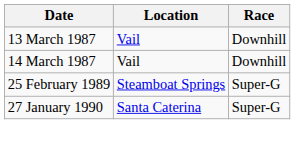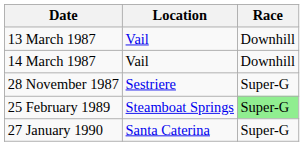+ row: (63, 84)
(256, 84) no background -> (265, 107) lightgreen background
